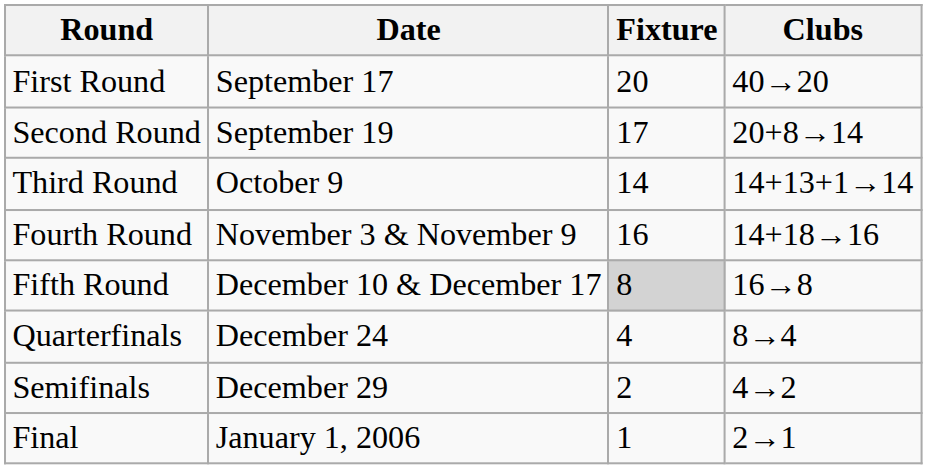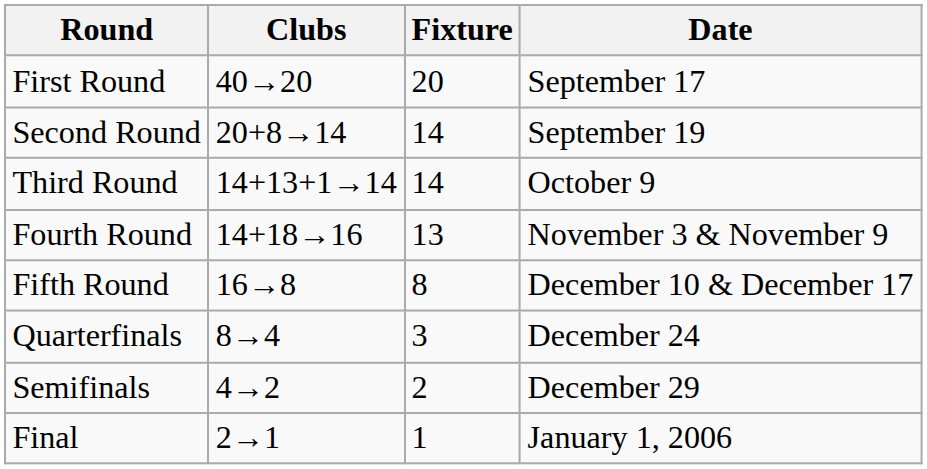columns swapped: (409, 30) <-> (823, 30)
(632, 132) 17 -> (428, 132) 14
(632, 234) 16 -> (428, 234) 13
(624, 285) lightgrey background -> (420, 285) no background
(624, 336) 4 -> (420, 336) 3
